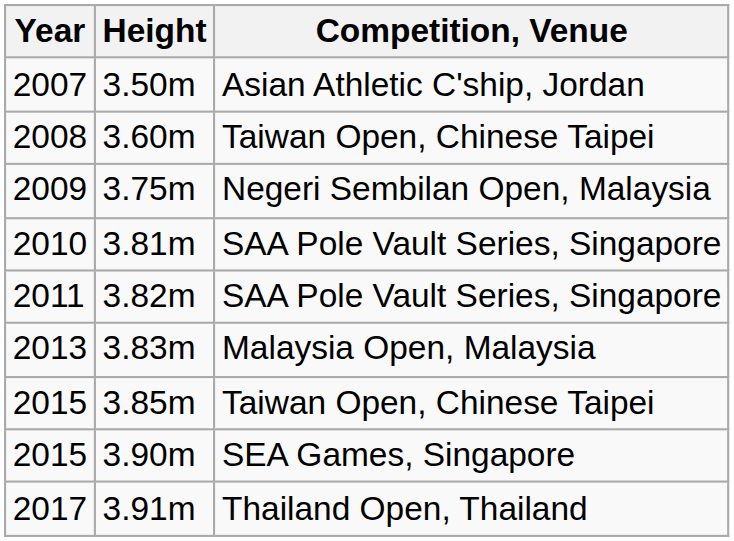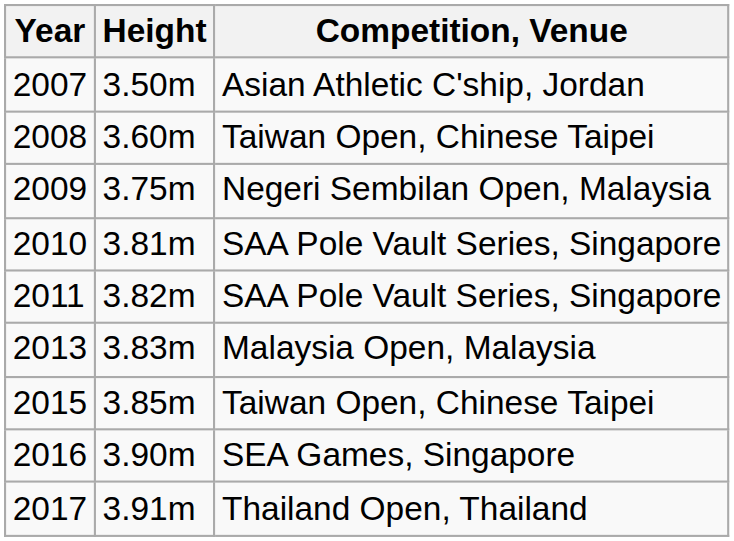(50, 455) 2015 -> (50, 455) 2016
